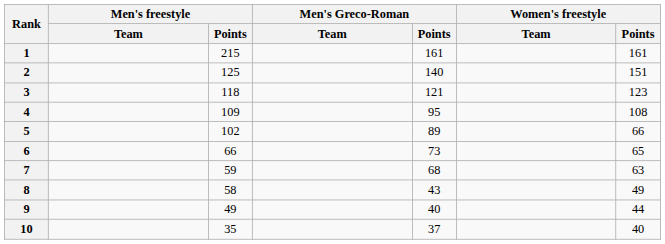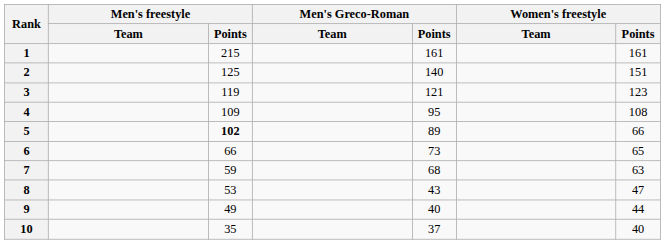(230, 92) 118 -> (230, 92) 119
(230, 131) normal -> (230, 131) bold
(230, 190) 58 -> (230, 190) 53
(638, 190) 49 -> (638, 190) 47
